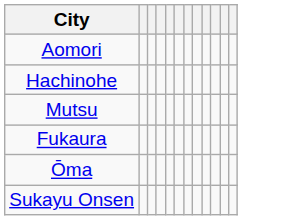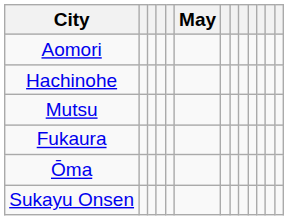+ column: (198, 19)
